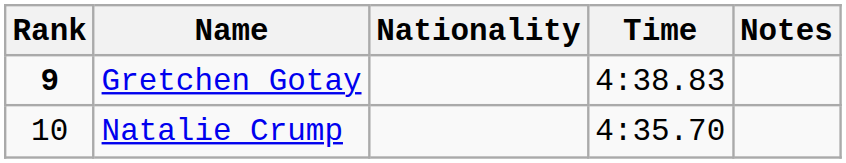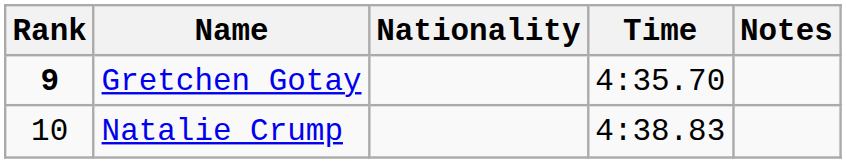(660, 81) 4:38.83 -> (660, 81) 4:35.70
(660, 131) 4:35.70 -> (660, 131) 4:38.83
